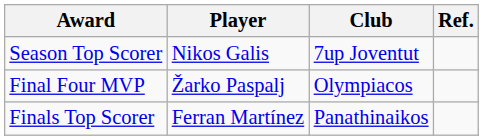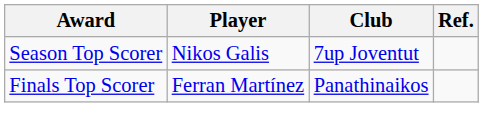- row: (77, 85)
